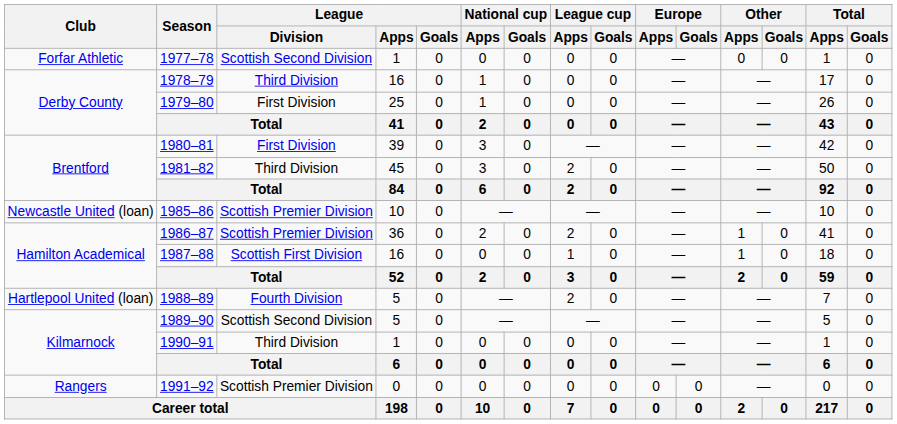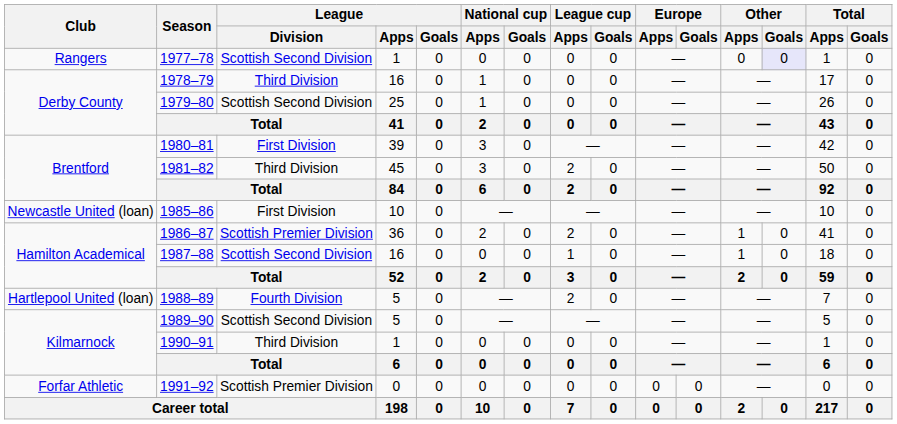(81, 59) Forfar Athletic -> (81, 59) Rangers
(784, 59) no background -> (784, 59) lavender background
(296, 102) First Division -> (296, 102) Scottish Second Division
(296, 211) Scottish Premier Division -> (296, 211) First Division
(296, 255) Scottish First Division -> (296, 255) Scottish Second Division
(81, 386) Rangers -> (81, 386) Forfar Athletic
